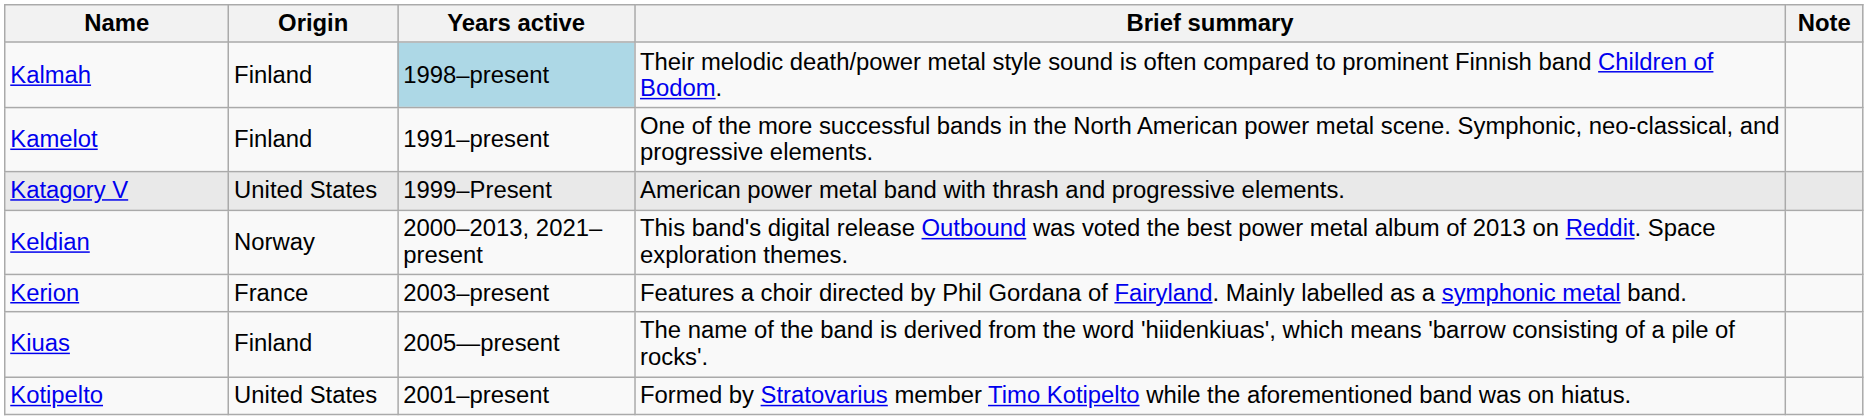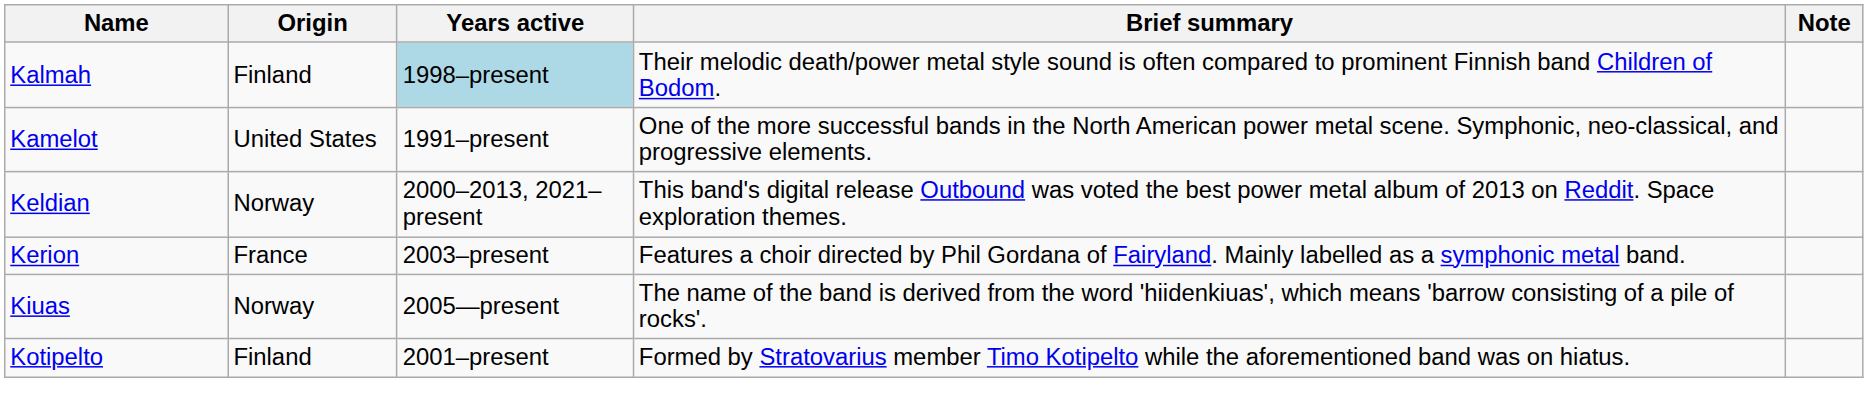(273, 139) Finland -> (305, 139) United States
- row: (69, 190)
(273, 344) Finland -> (274, 306) Norway
(306, 395) United States -> (273, 357) Finland
